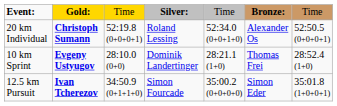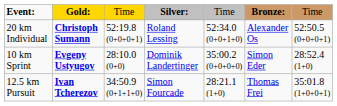(221, 60) 28:21.1 (1+0) -> (224, 60) 35:00.2 (0+0+0+0)
(263, 60) Thomas Frei -> (260, 60) Simon Eder
(224, 87) 35:00.2 (0+0+0+0) -> (221, 87) 28:21.1 (1+0)
(260, 87) Simon Eder -> (263, 87) Thomas Frei
